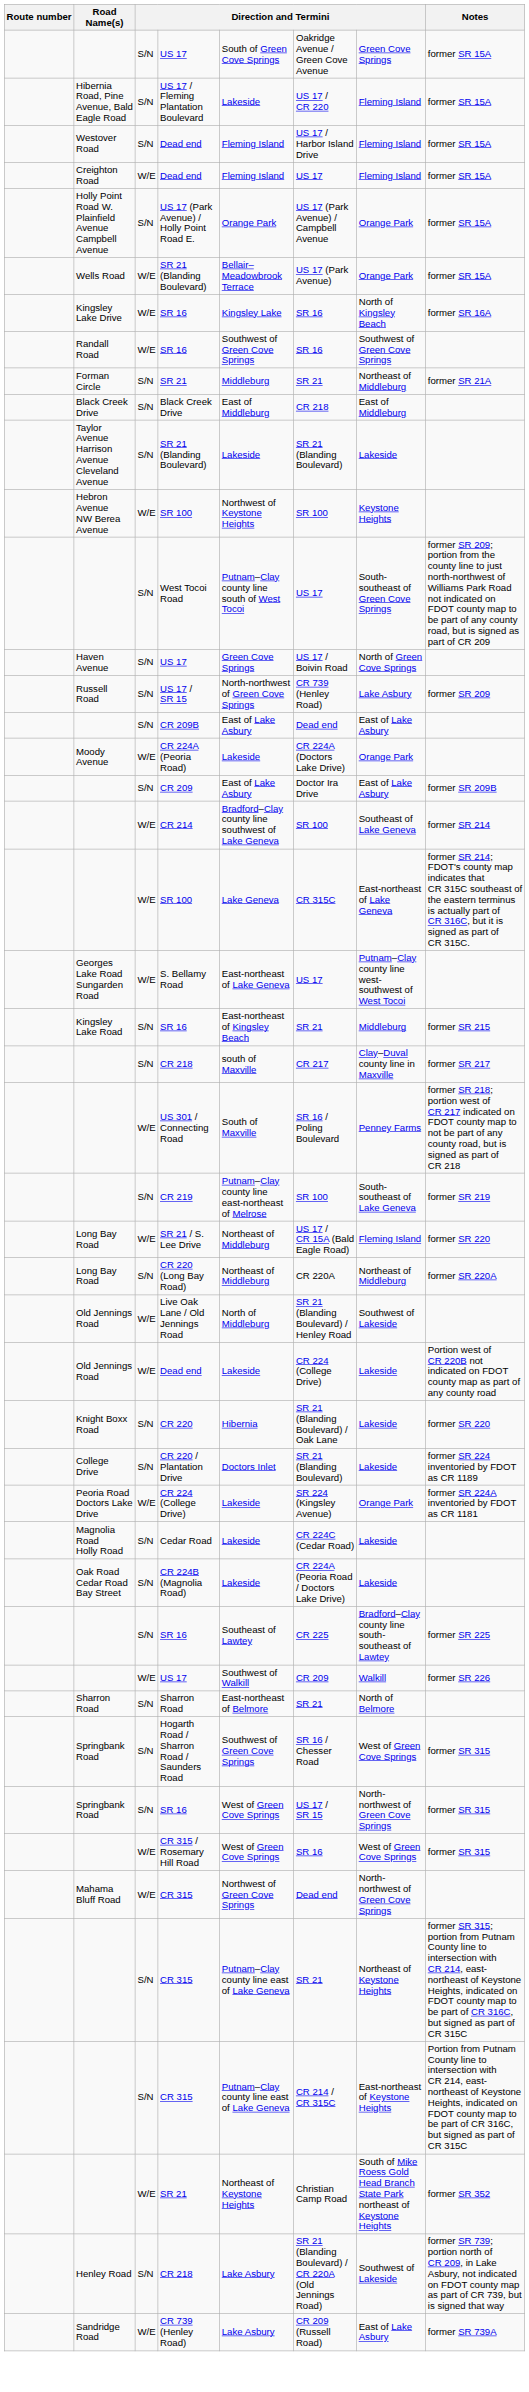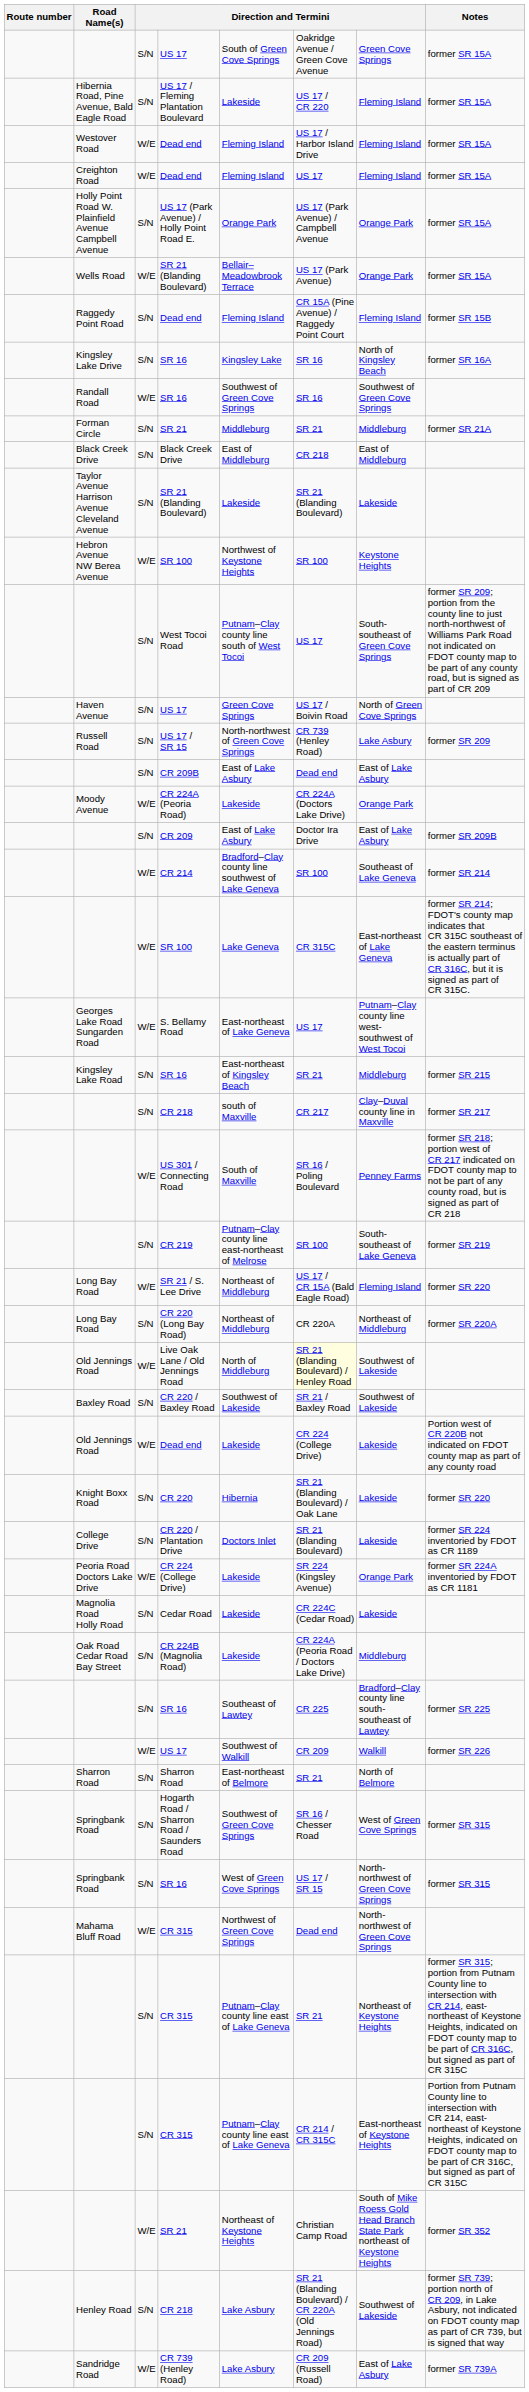(145, 144) S/N -> (147, 144) W/E
+ row: (100, 318)
(147, 313) W/E -> (145, 360) S/N
(385, 381) Northeast of Middleburg -> (382, 428) Middleburg
(324, 1318) no background -> (324, 1366) lightyellow background
+ row: (103, 1403)
(378, 1582) Lakeside -> (382, 1656) Middleburg
- row: (105, 1852)
